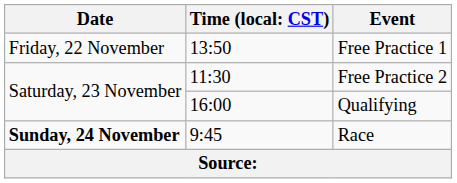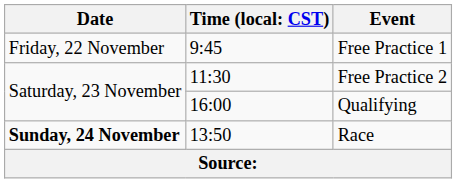(211, 47) 13:50 -> (206, 47) 9:45
(206, 134) 9:45 -> (211, 134) 13:50
